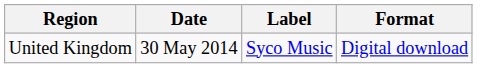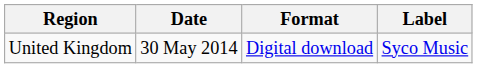columns swapped: (405, 18) <-> (289, 18)
